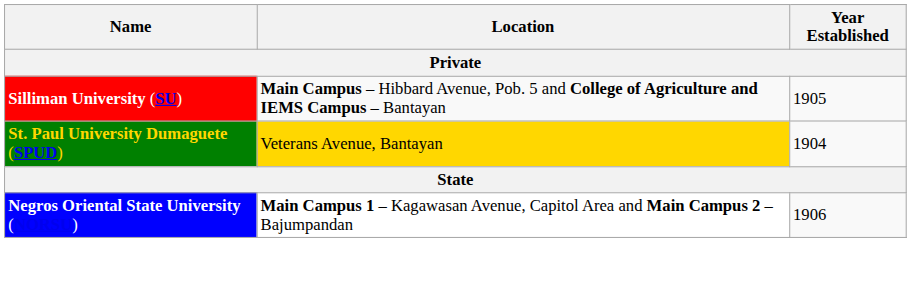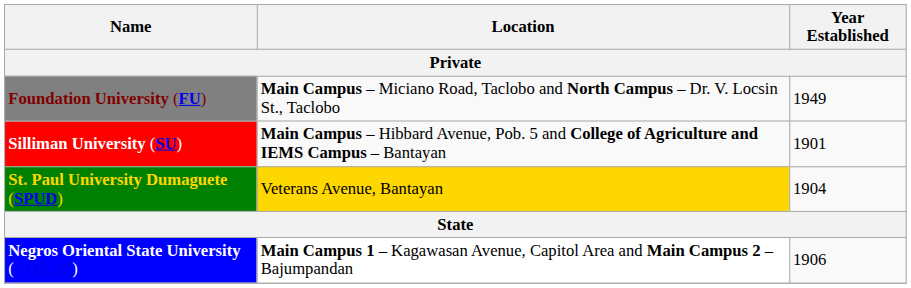+ row: (107, 98)
(810, 98) 1905 -> (810, 143) 1901
